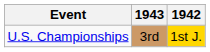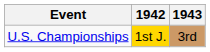columns swapped: (186, 15) <-> (149, 15)
